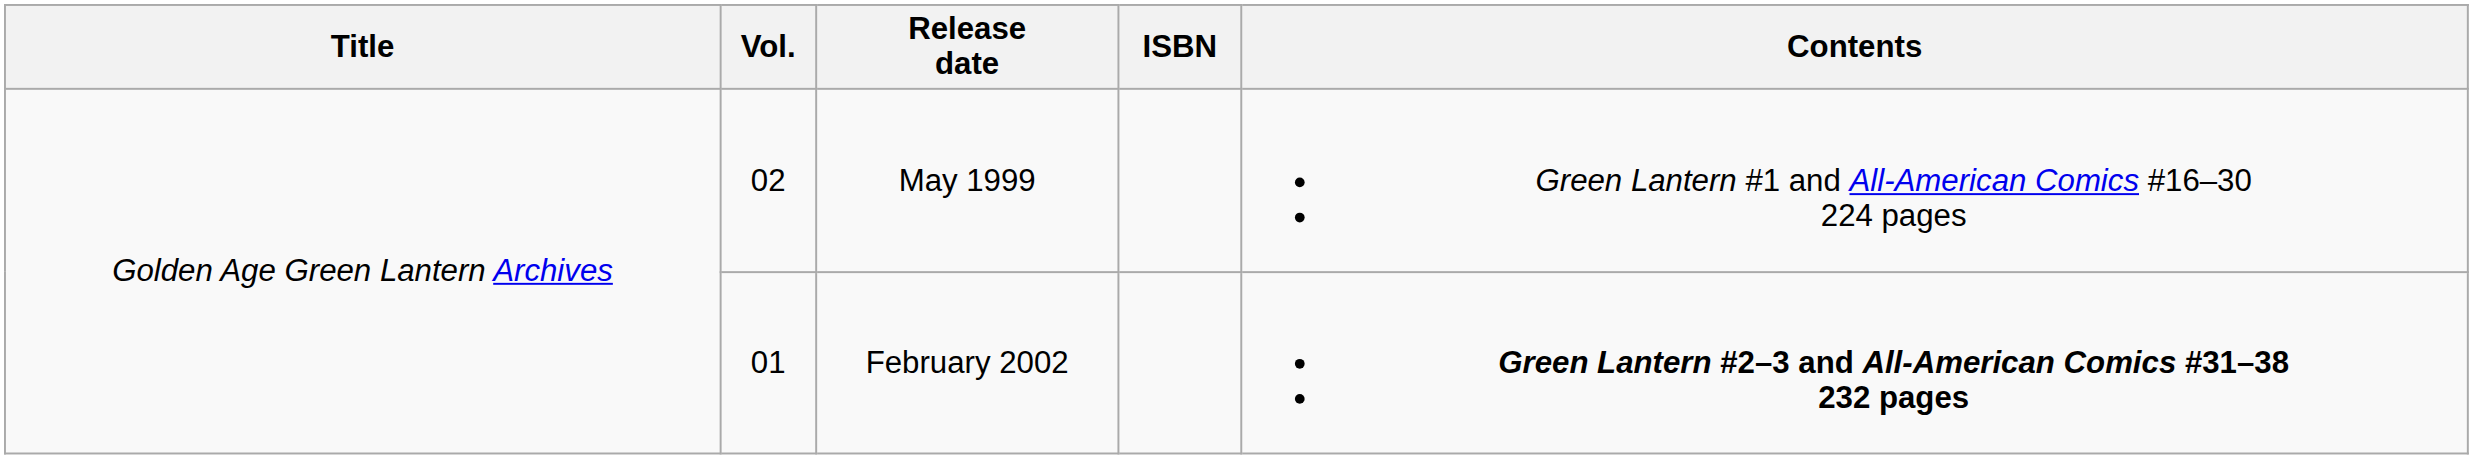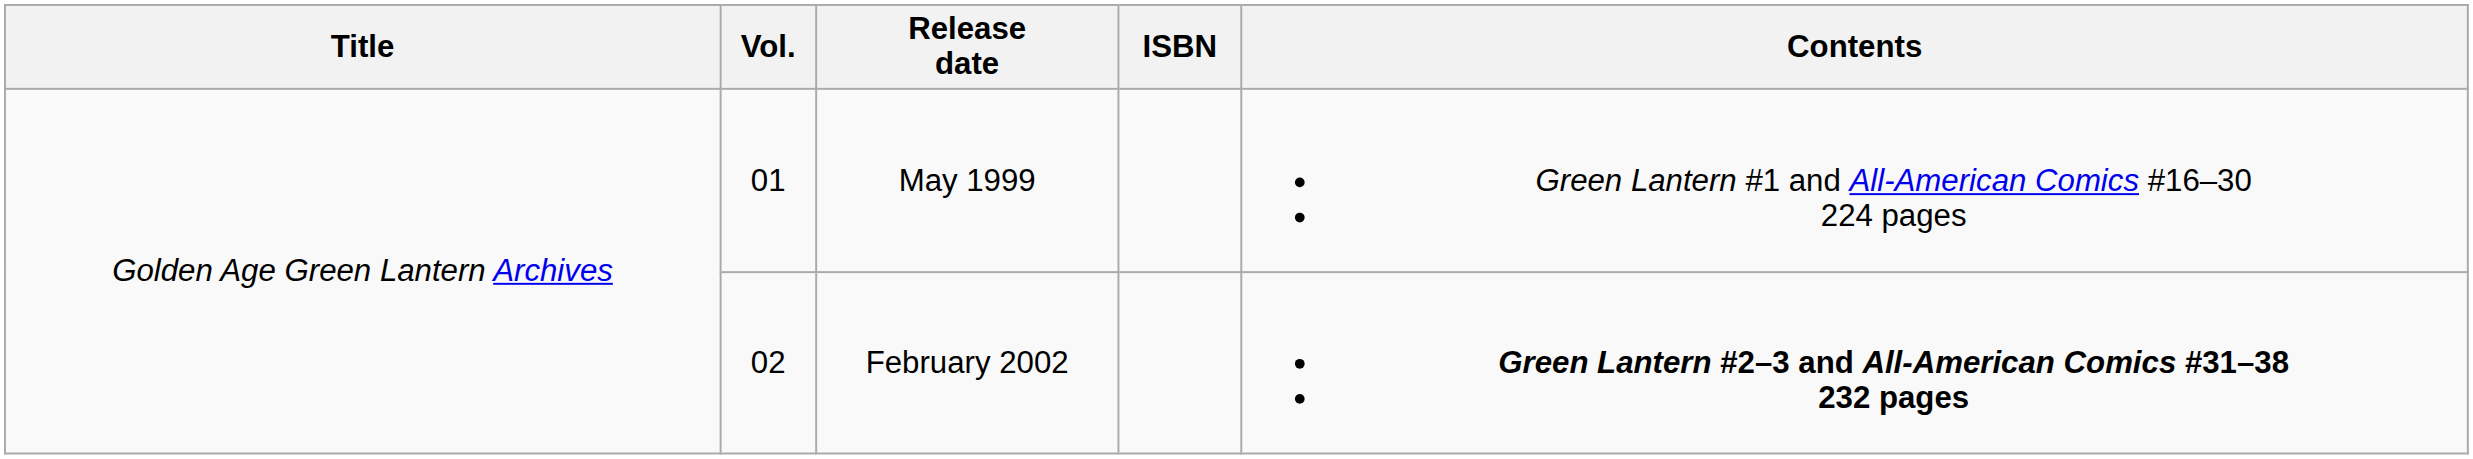(768, 180) 02 -> (768, 180) 01
(768, 362) 01 -> (768, 362) 02
